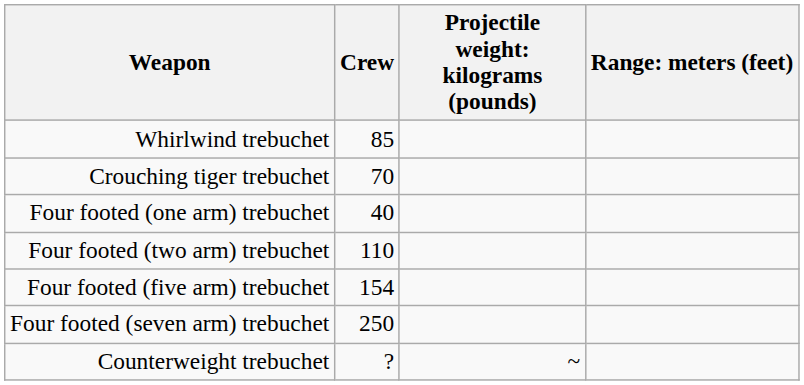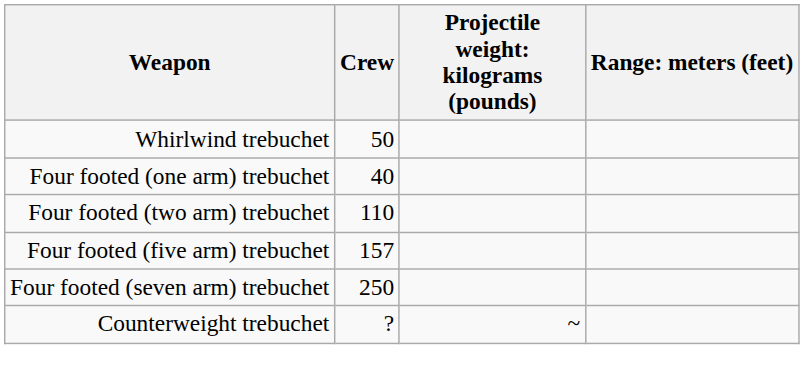(382, 138) 85 -> (382, 138) 50
- row: (209, 175)
(377, 287) 154 -> (377, 250) 157
